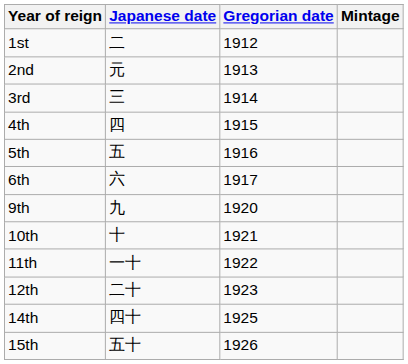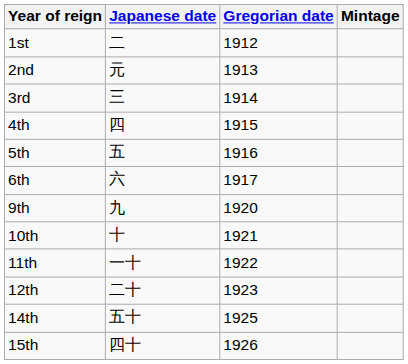(125, 317) 四十 -> (125, 317) 五十
(125, 345) 五十 -> (125, 345) 四十
